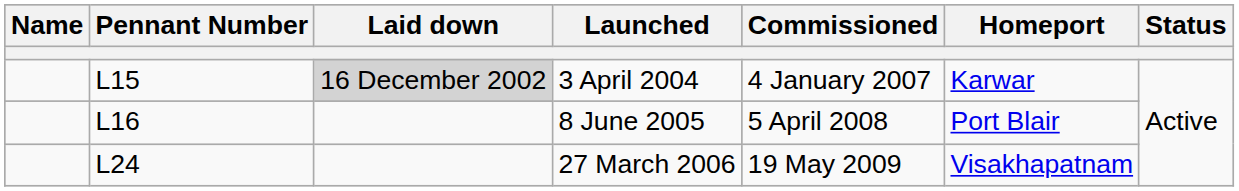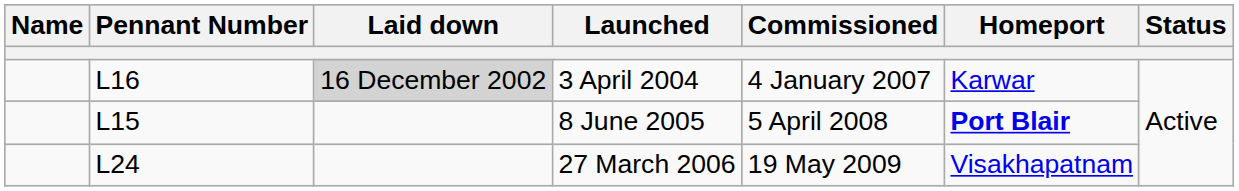(118, 79) L15 -> (118, 79) L16
(118, 122) L16 -> (118, 122) L15
(1005, 122) normal -> (1010, 122) bold
